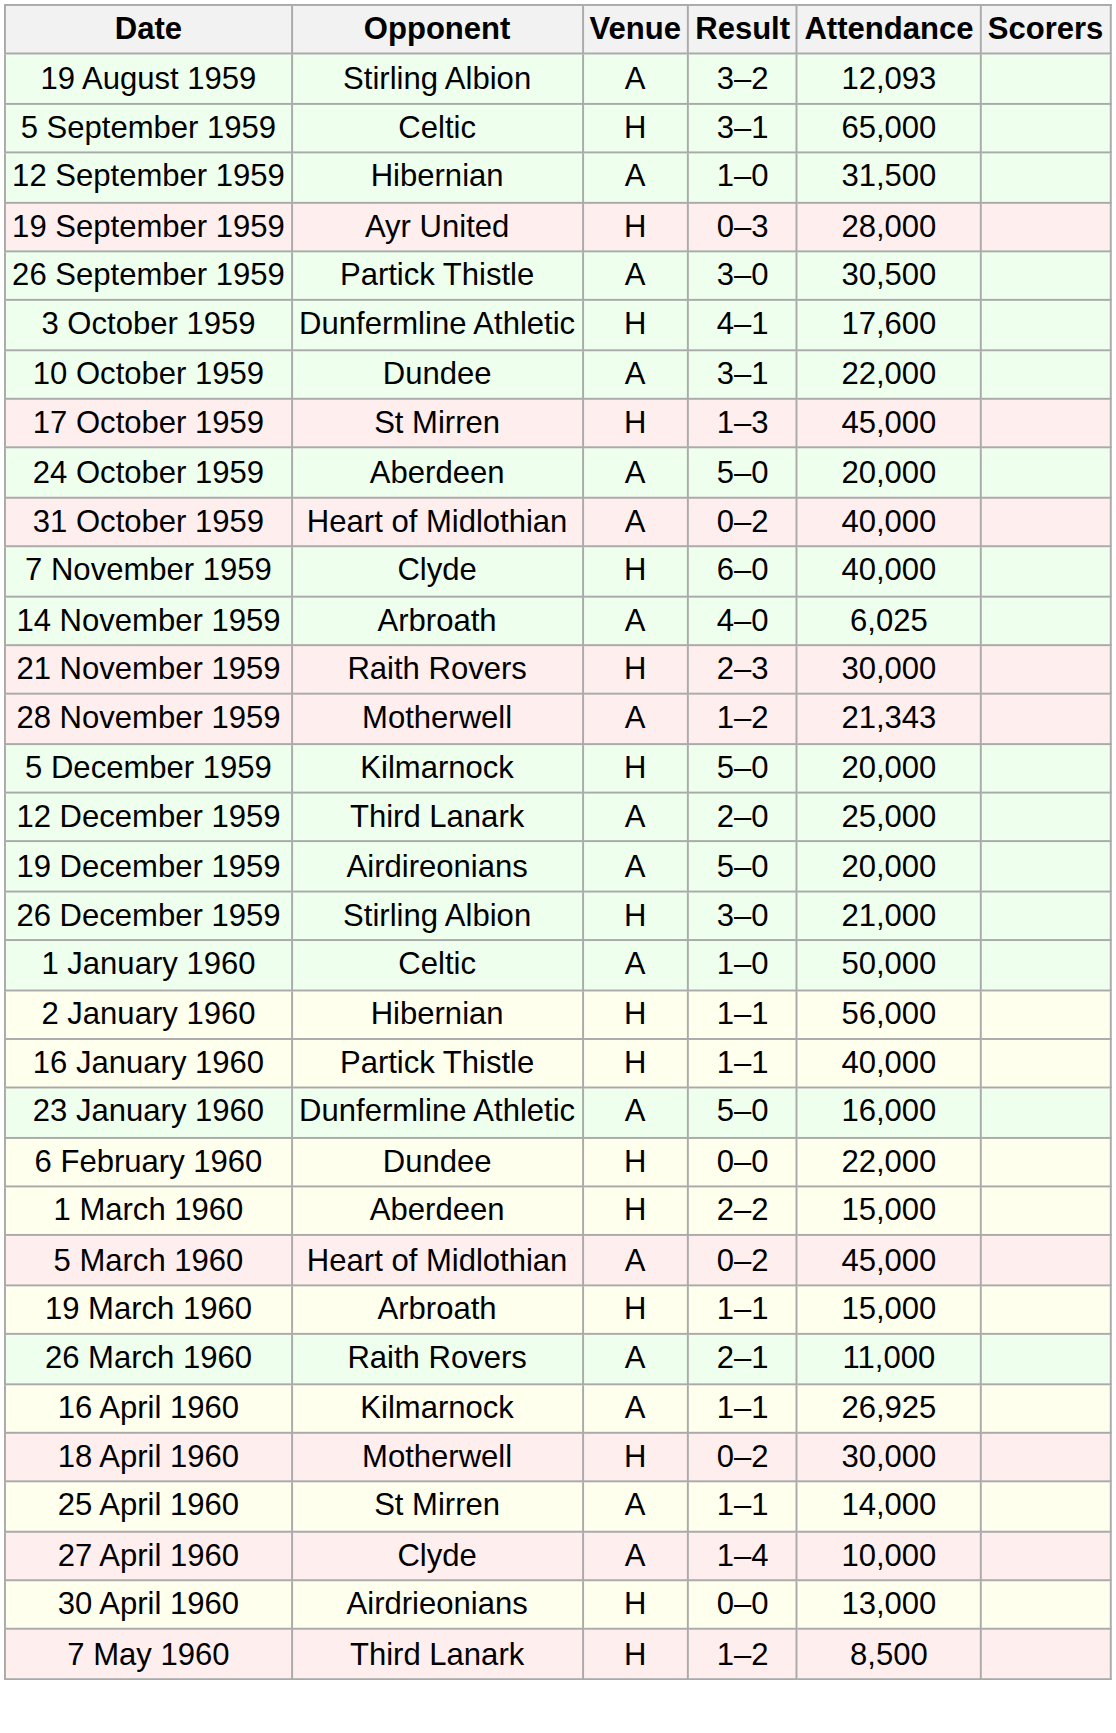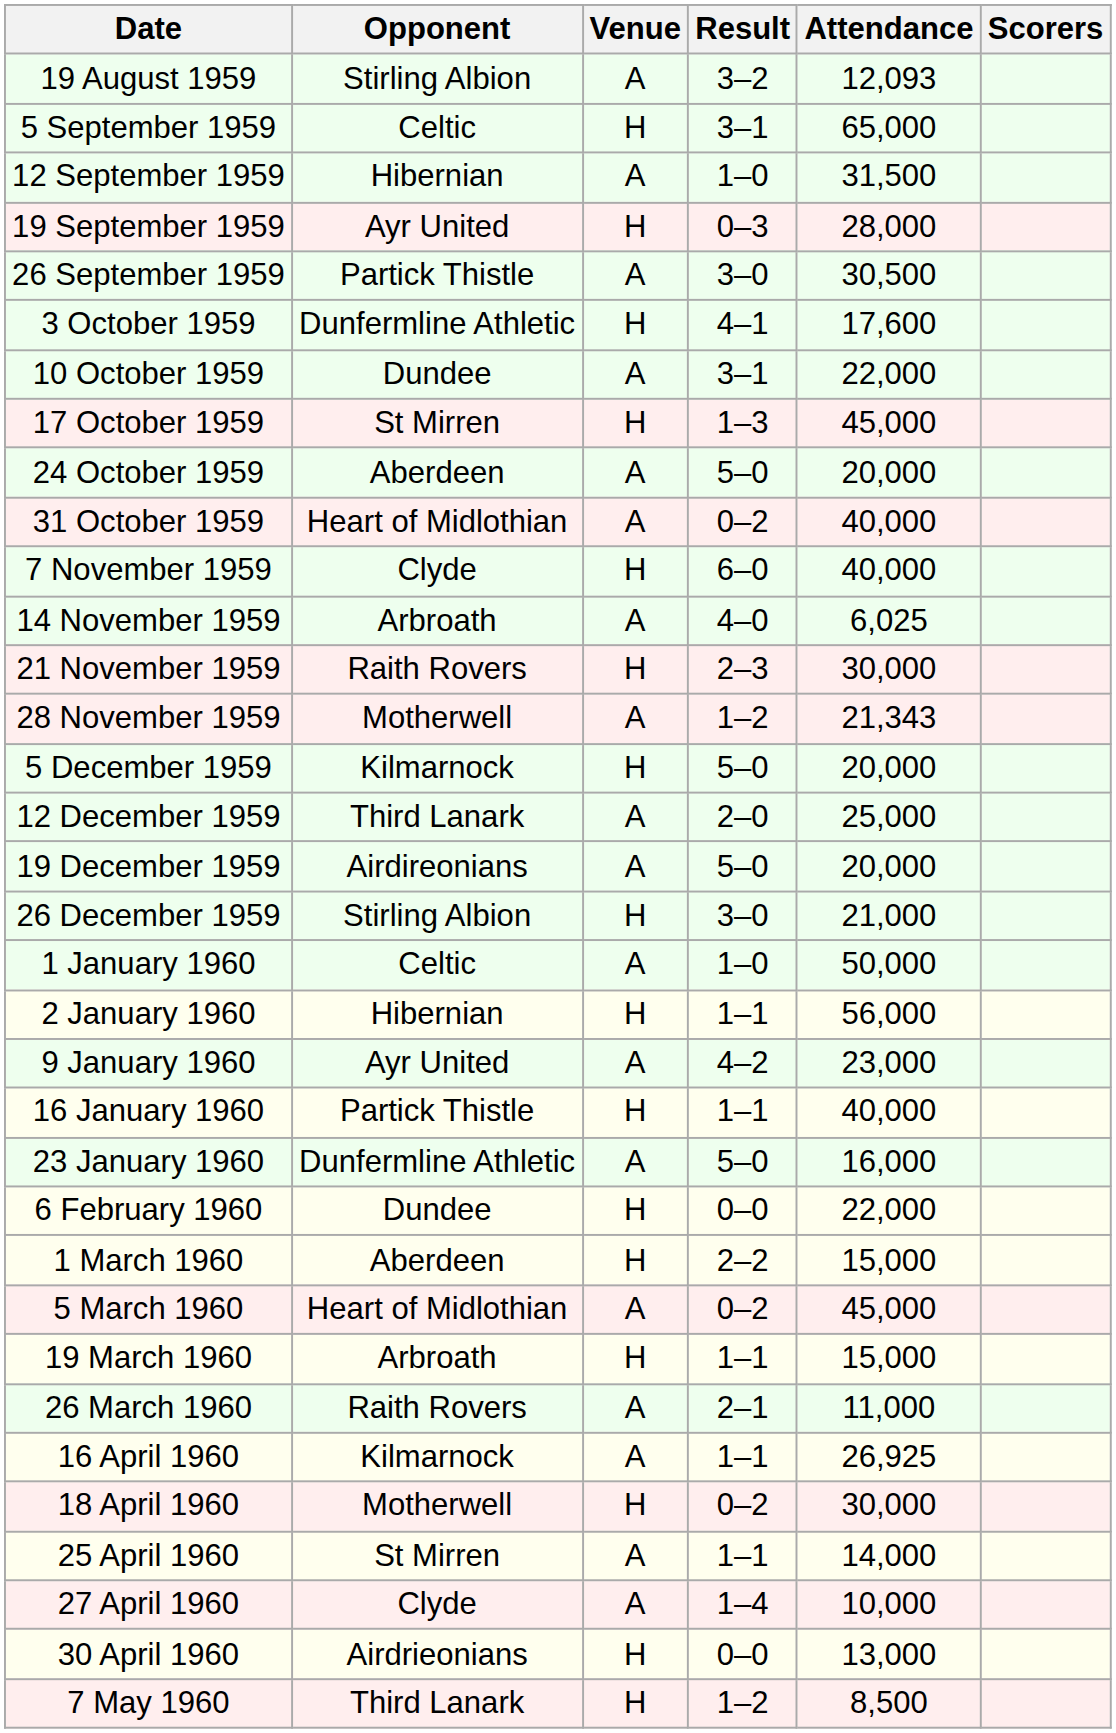+ row: (148, 1062)
